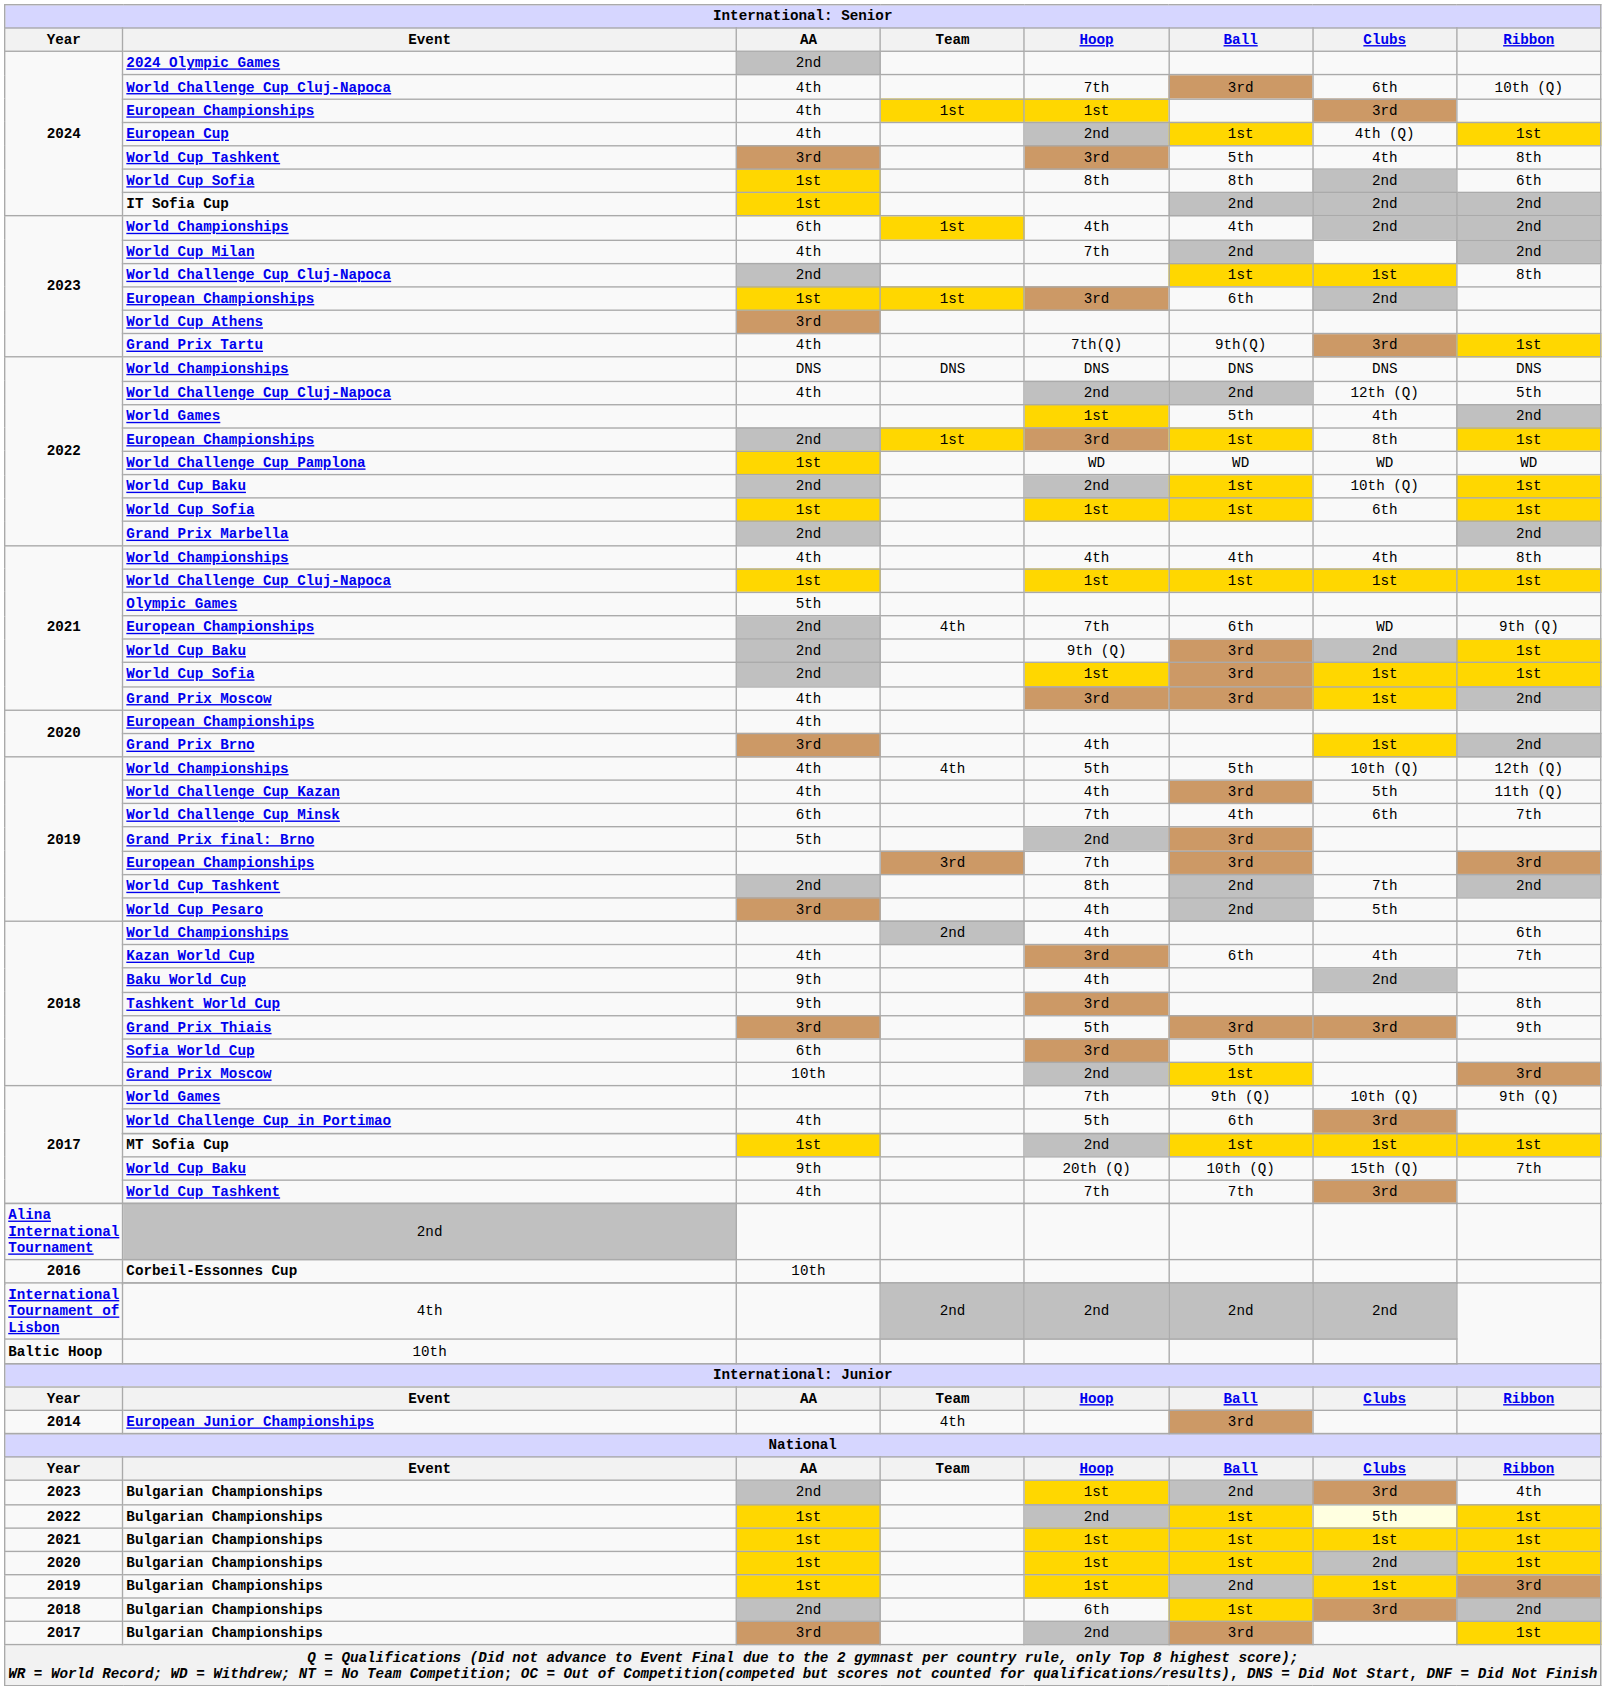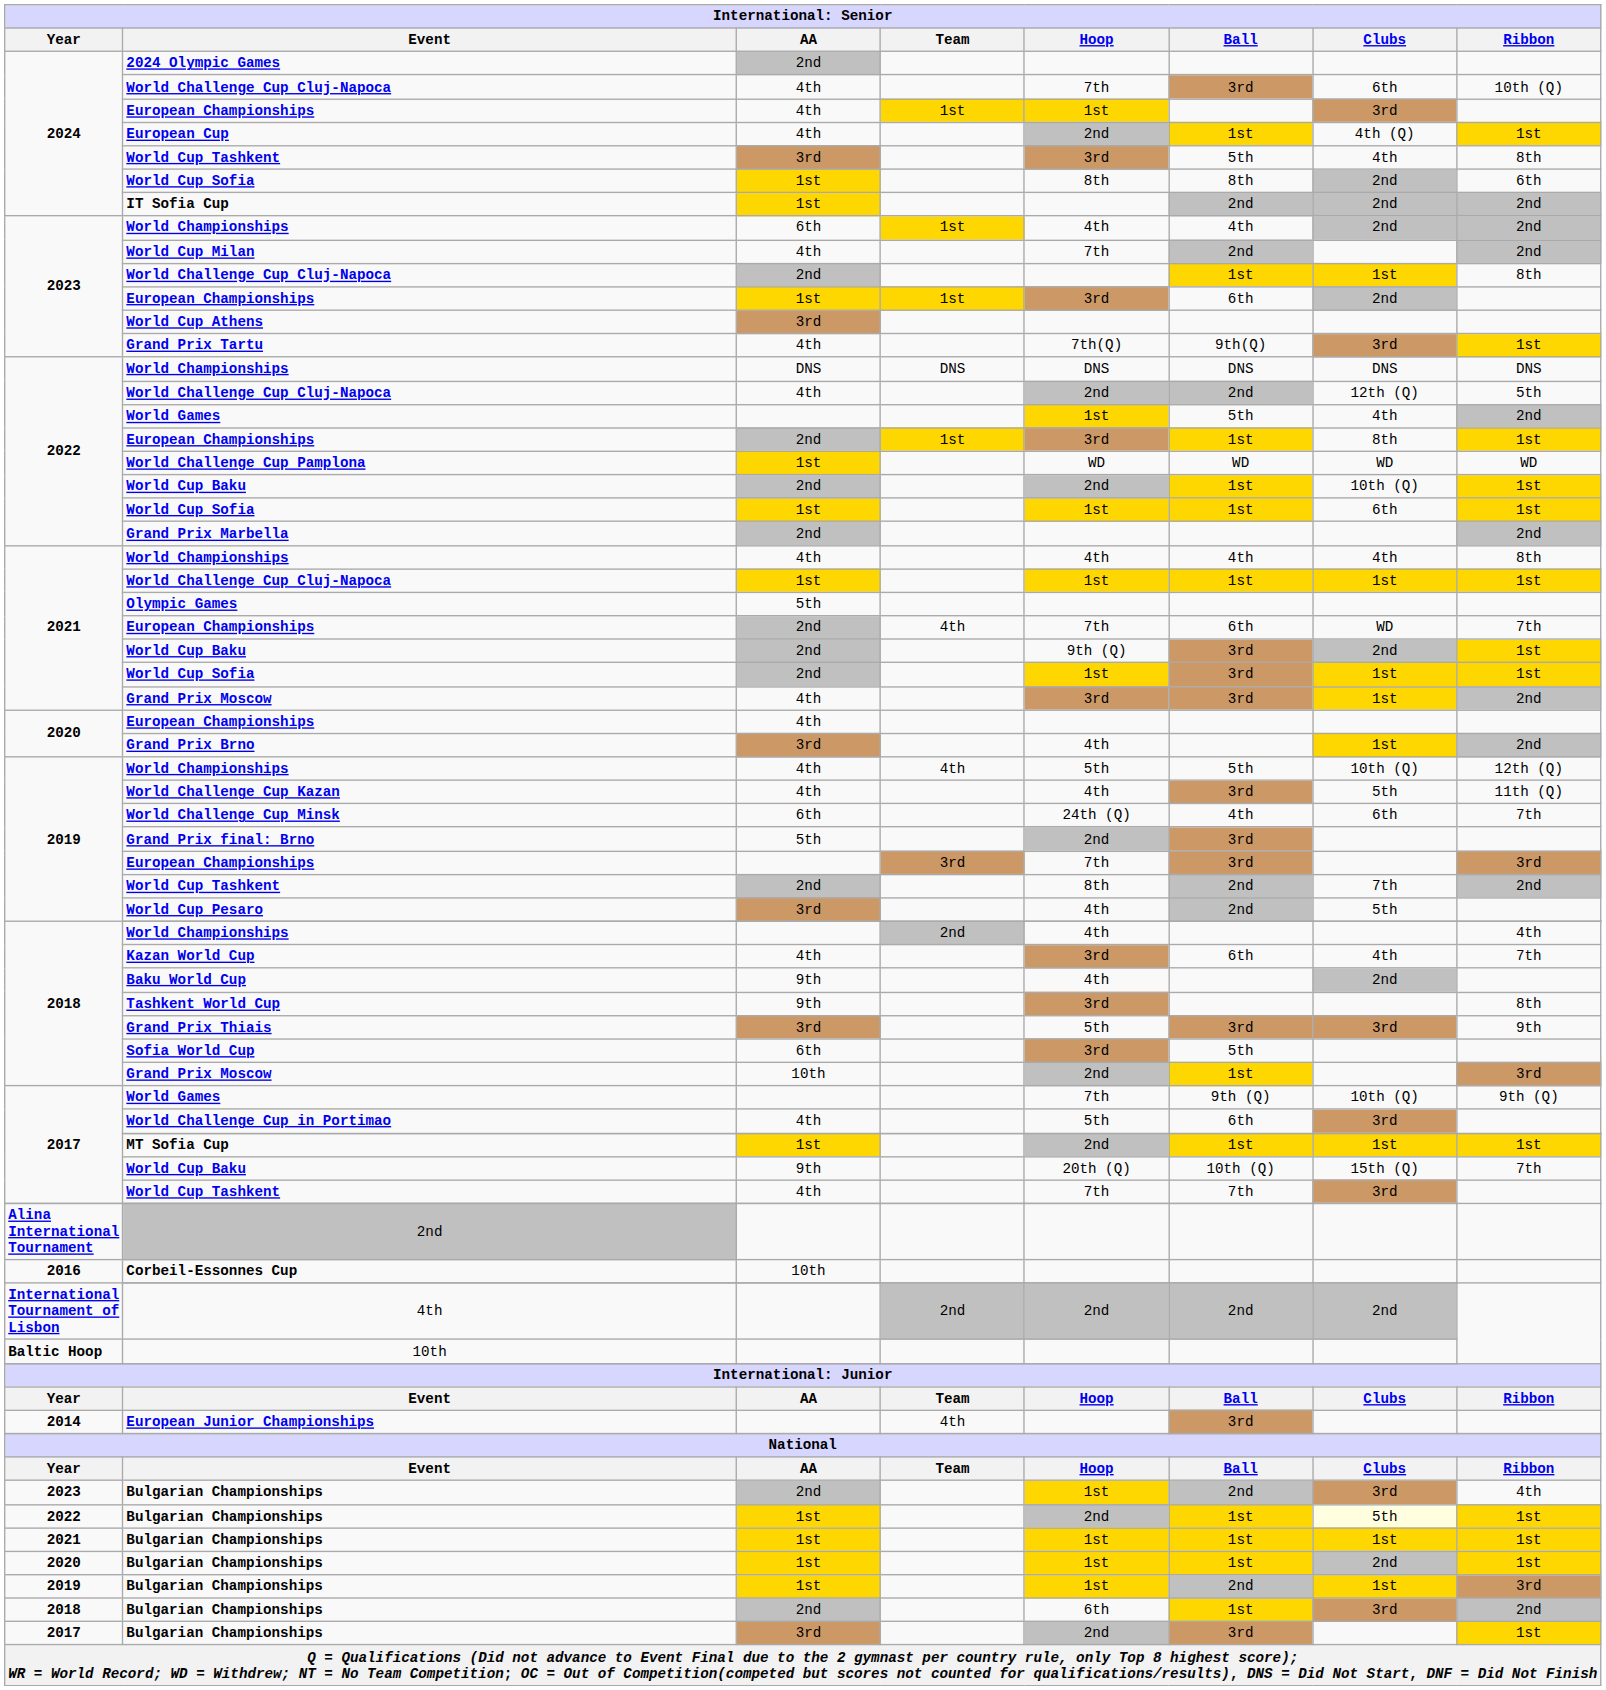(1529, 628) 9th (Q) -> (1529, 628) 7th
(1097, 816) 7th -> (1097, 816) 24th (Q)
(1529, 933) 6th -> (1529, 933) 4th
